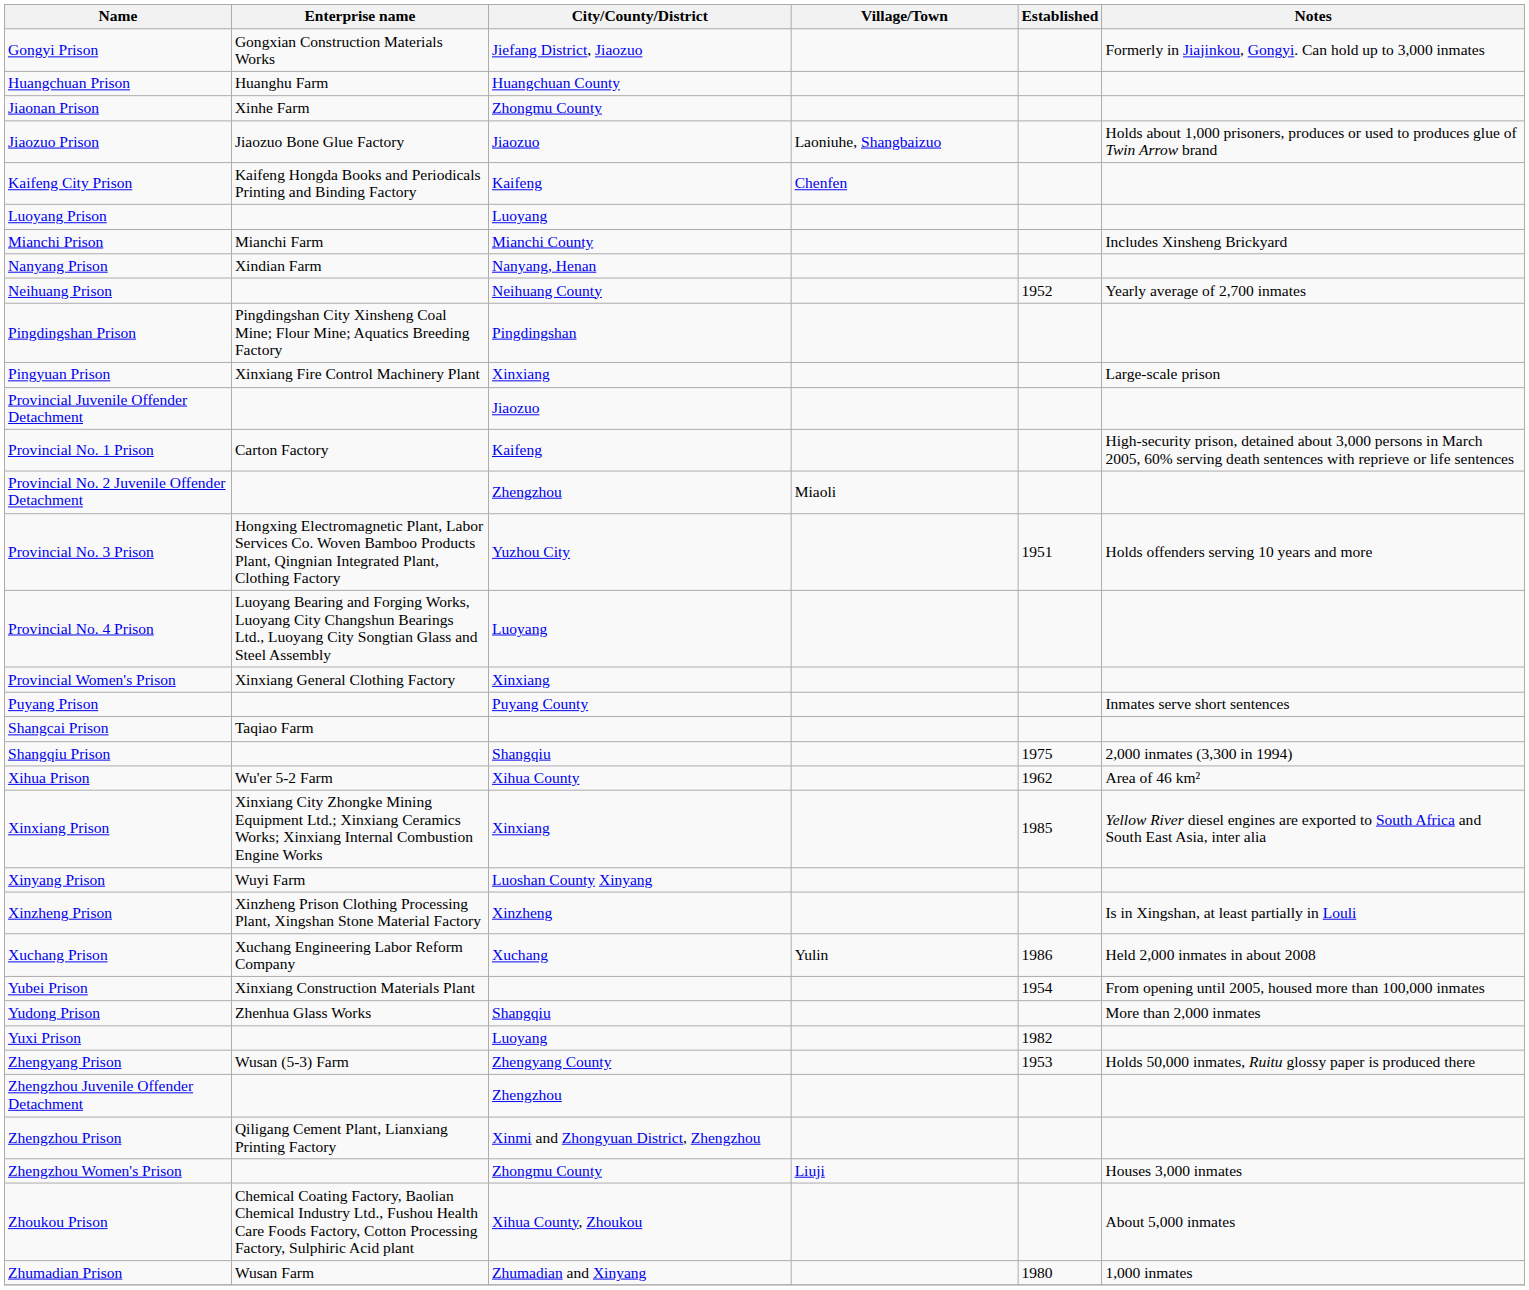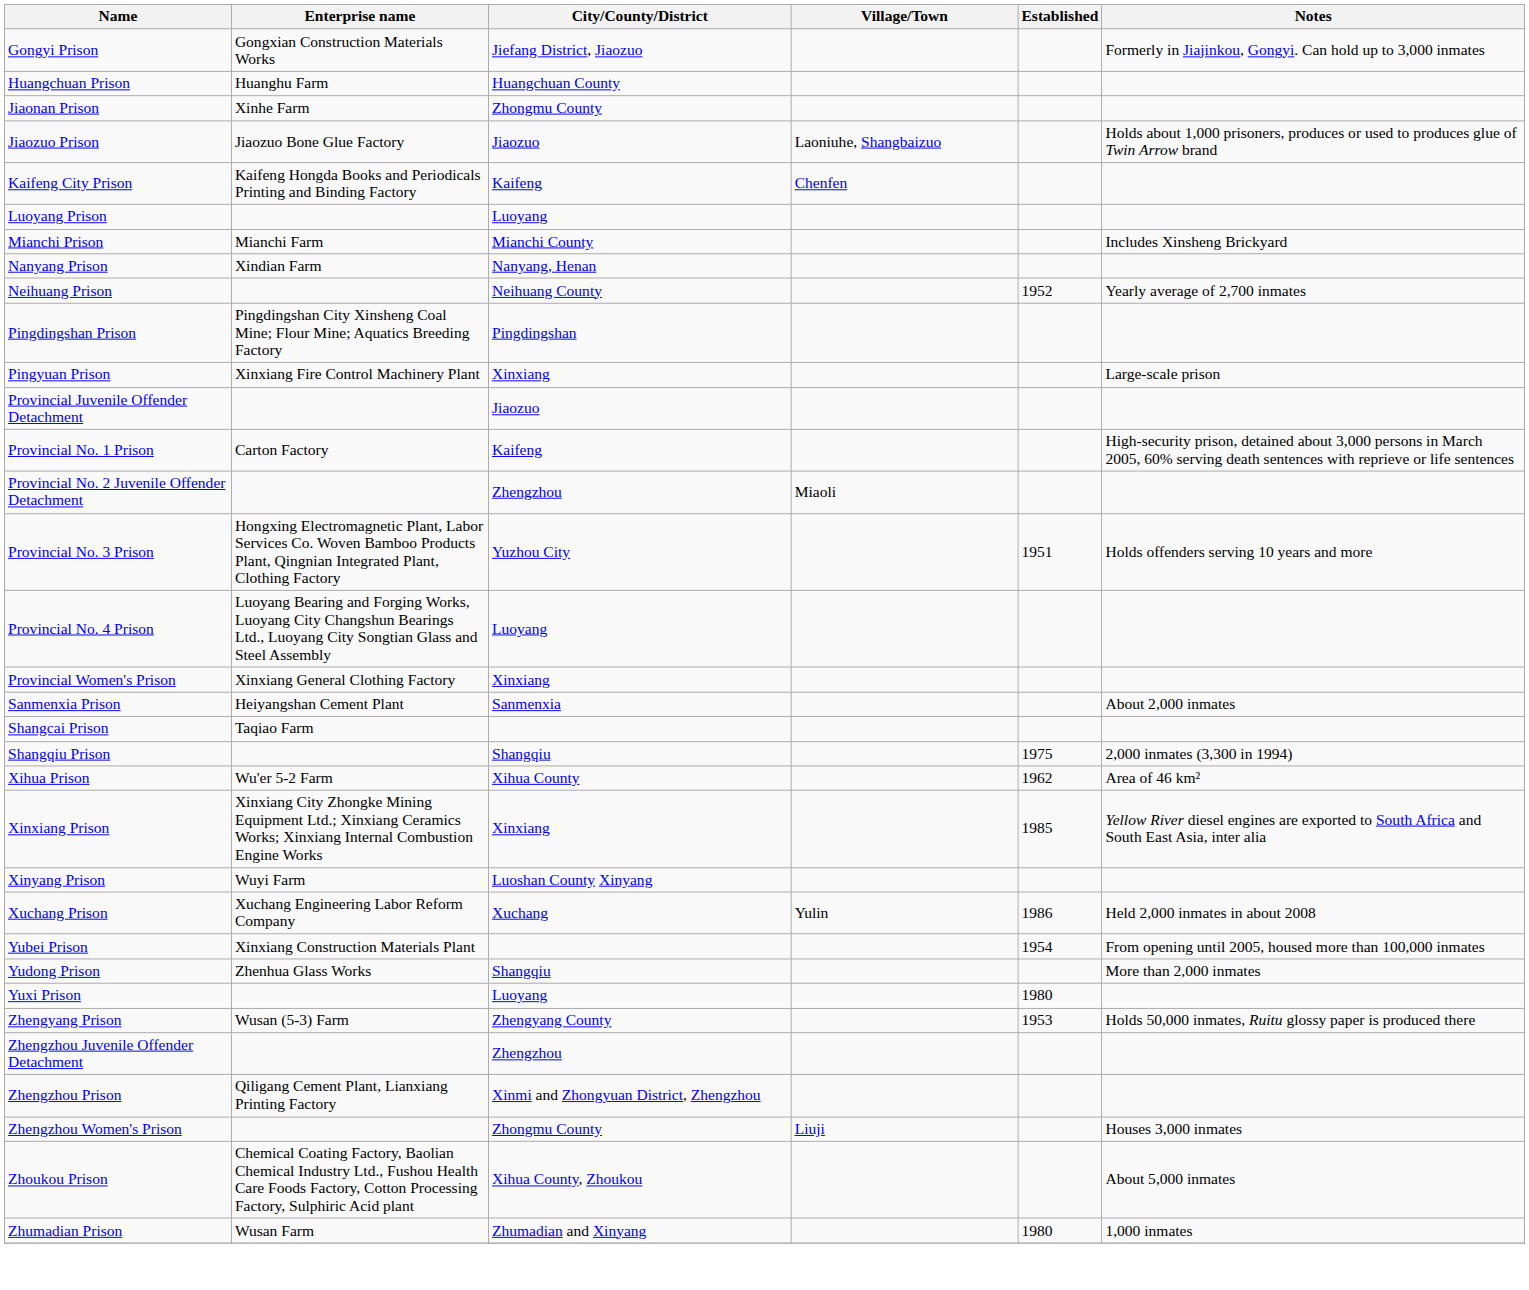- row: (53, 704)
+ row: (64, 704)
- row: (60, 913)
(1037, 1037) 1982 -> (1037, 995) 1980
